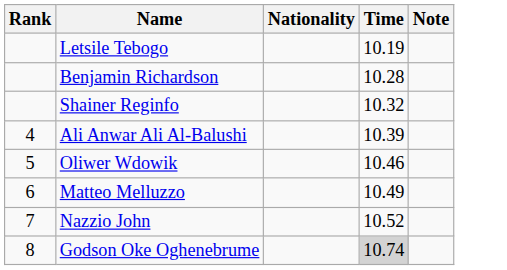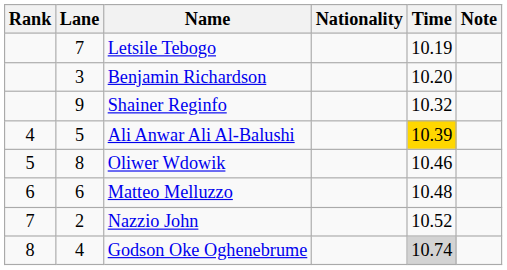+ column: (80, 18)
(384, 76) 10.28 -> (432, 76) 10.20
(384, 134) no background -> (432, 134) gold background
(384, 192) 10.49 -> (432, 192) 10.48
